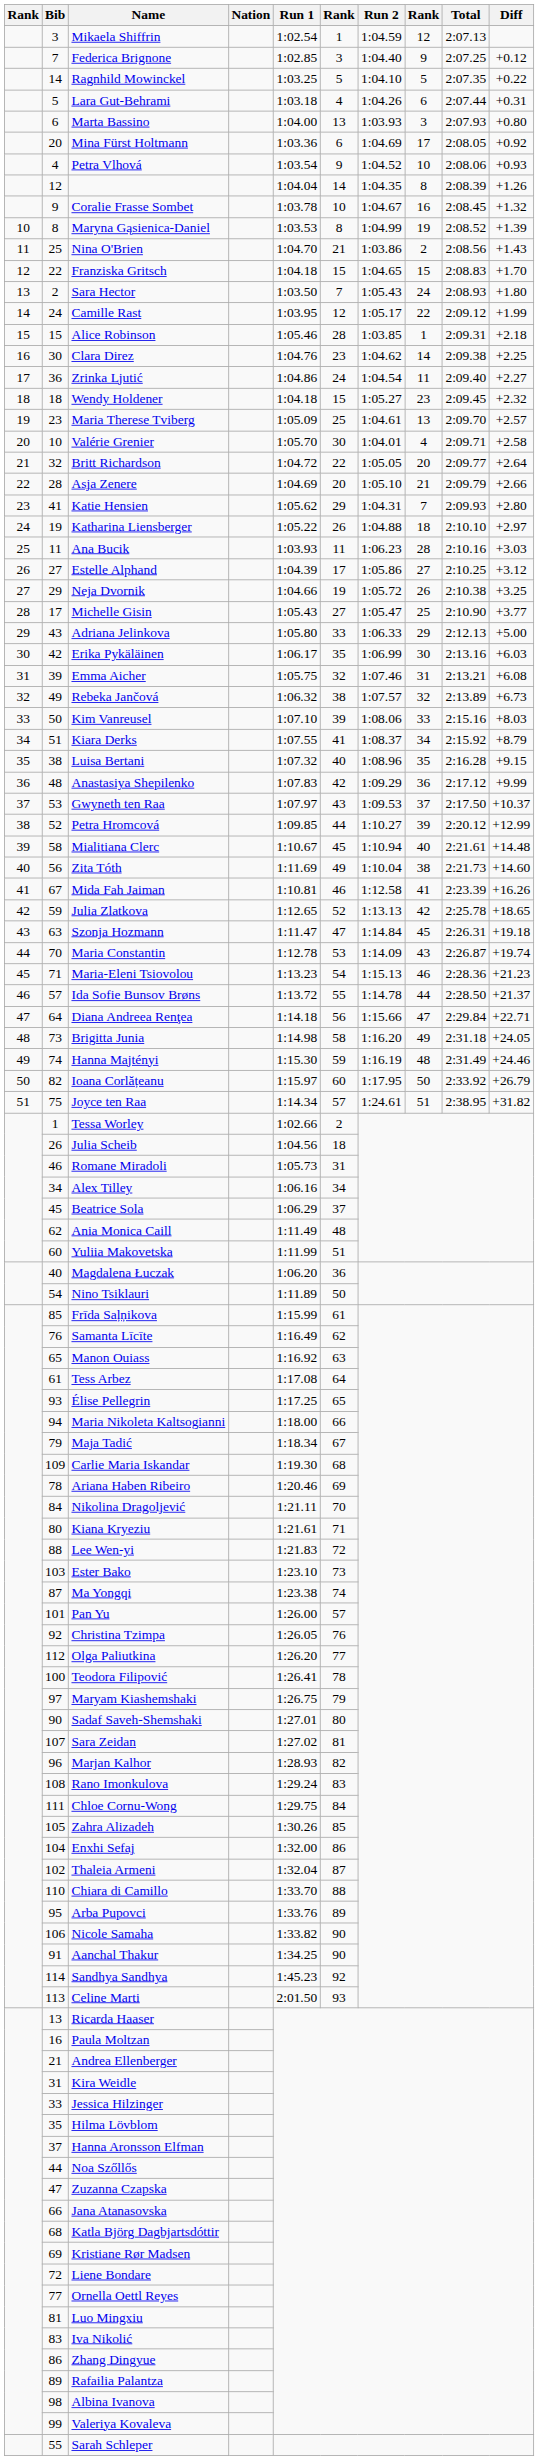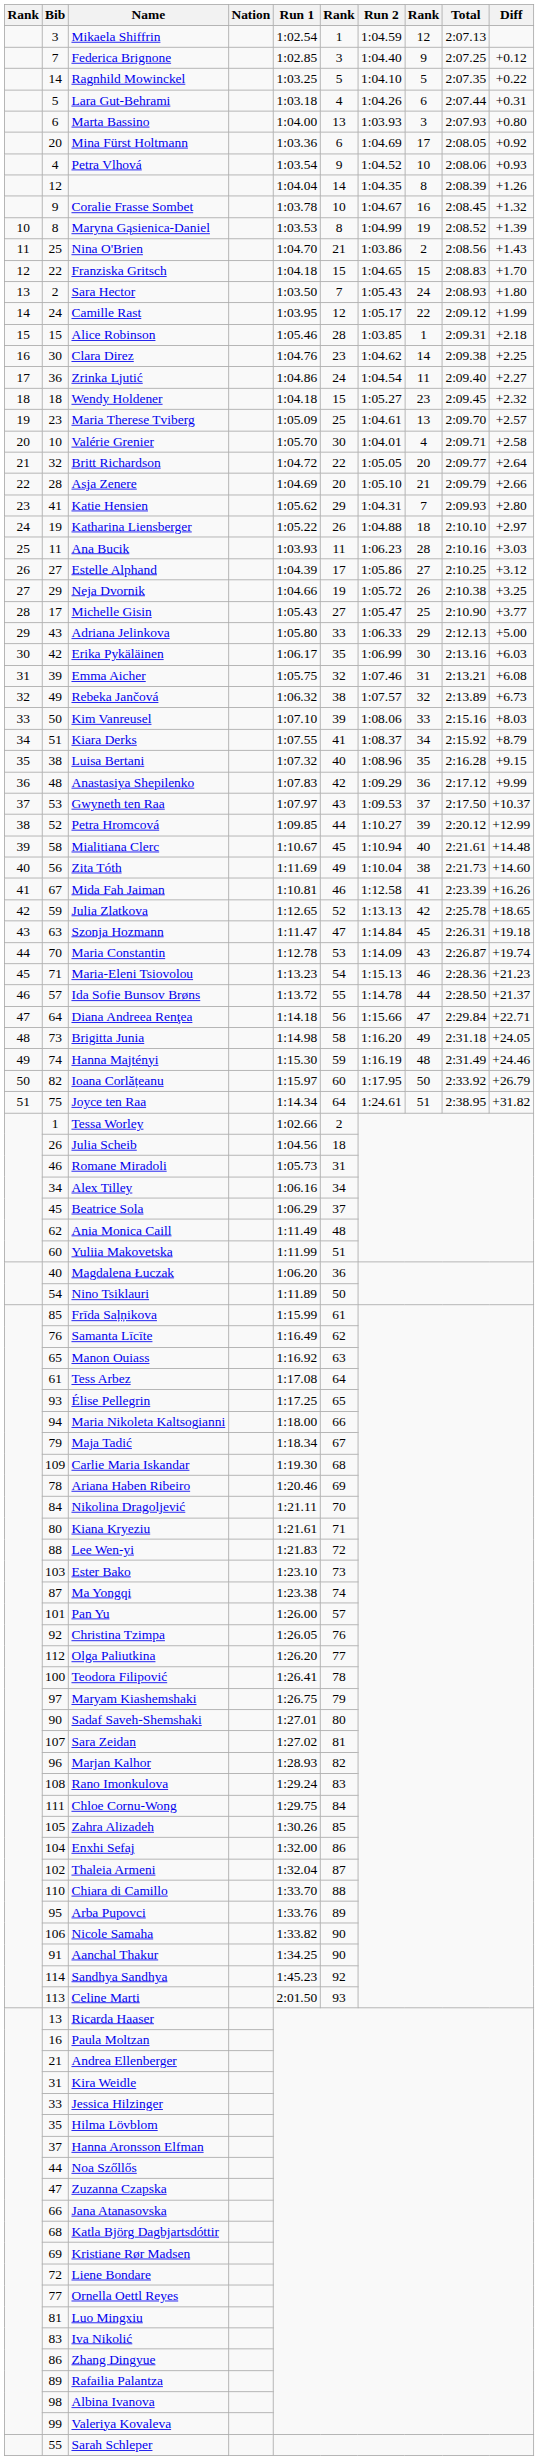(339, 1102) 57 -> (339, 1102) 64
